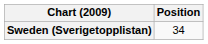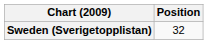(179, 30) 34 -> (179, 30) 32
